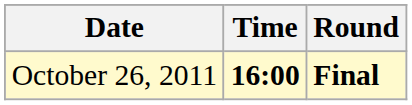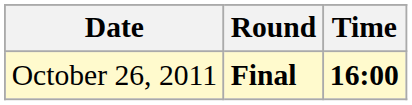columns swapped: (265, 27) <-> (356, 27)
